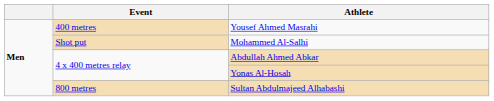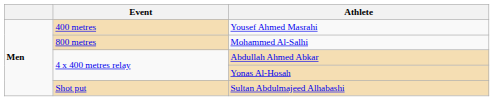(71, 42) Shot put -> (76, 42) 800 metres
(76, 88) 800 metres -> (71, 88) Shot put
